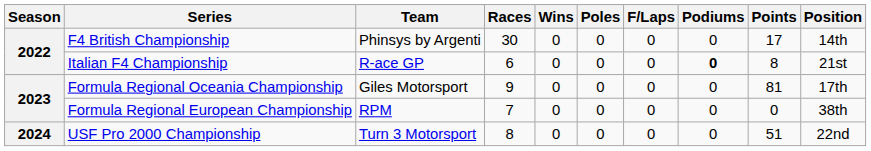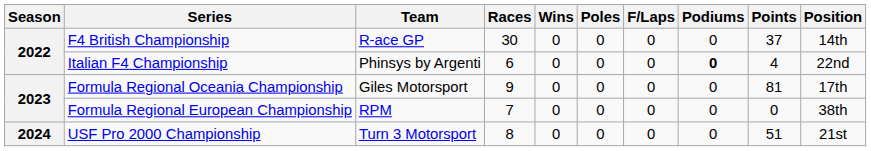(420, 40) Phinsys by Argenti -> (391, 40) R-ace GP
(774, 40) 17 -> (774, 40) 37
(391, 63) R-ace GP -> (420, 63) Phinsys by Argenti
(774, 63) 8 -> (774, 63) 4
(833, 63) 21st -> (833, 63) 22nd
(833, 134) 22nd -> (833, 134) 21st
